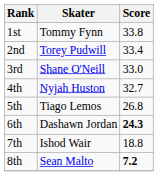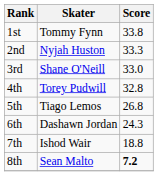(73, 50) Torey Pudwill -> (72, 50) Nyjah Huston
(133, 50) 33.4 -> (133, 50) 33.3
(72, 87) Nyjah Huston -> (73, 87) Torey Pudwill
(133, 87) 32.7 -> (133, 87) 32.8
(133, 124) bold -> (133, 124) normal
